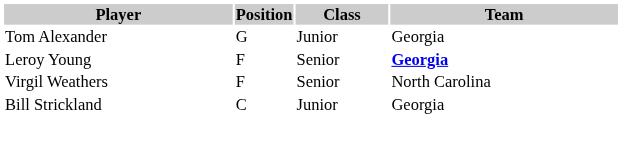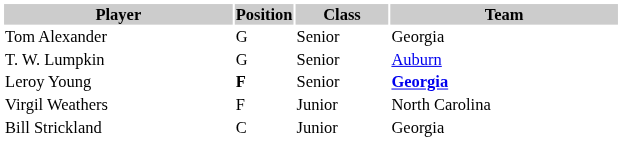(317, 37) Junior -> (318, 37) Senior
+ row: (55, 59)
(240, 59) normal -> (241, 82) bold
(318, 82) Senior -> (317, 104) Junior
